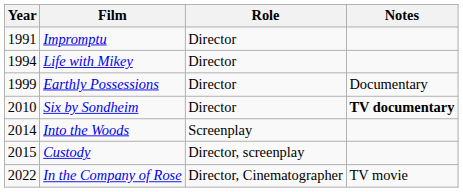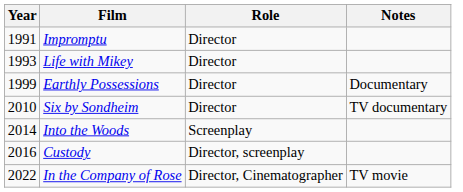(22, 61) 1994 -> (22, 61) 1993
(402, 107) bold -> (398, 107) normal
(22, 152) 2015 -> (22, 152) 2016
